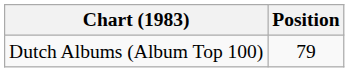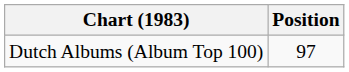(306, 50) 79 -> (306, 50) 97
